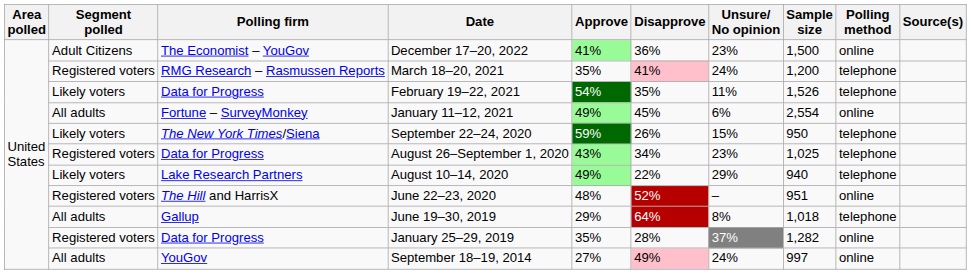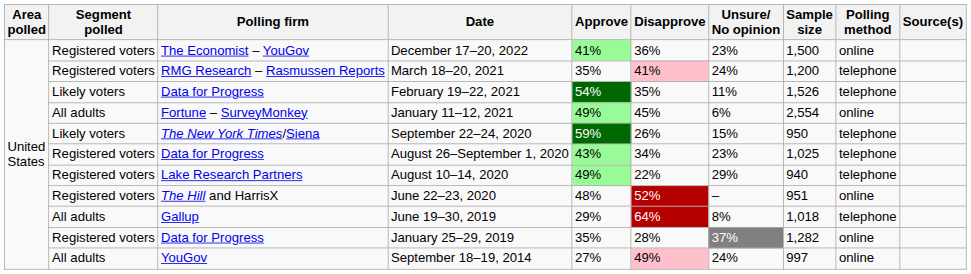(92, 50) Adult Citizens -> (104, 50) Registered voters
(89, 175) Likely voters -> (104, 175) Registered voters
